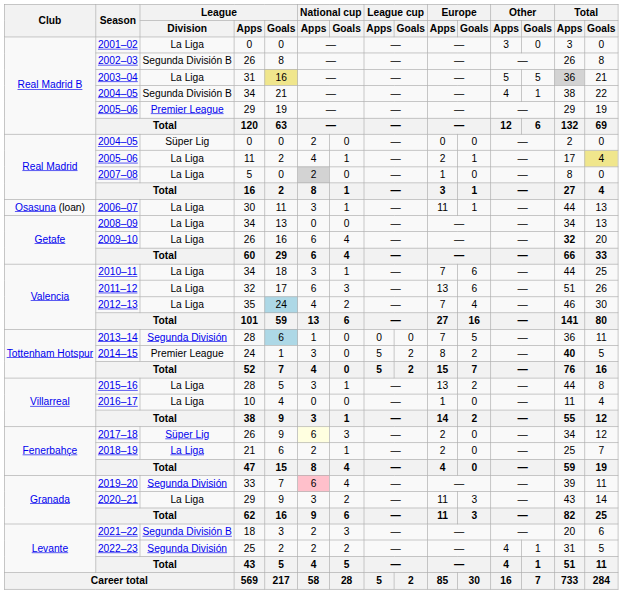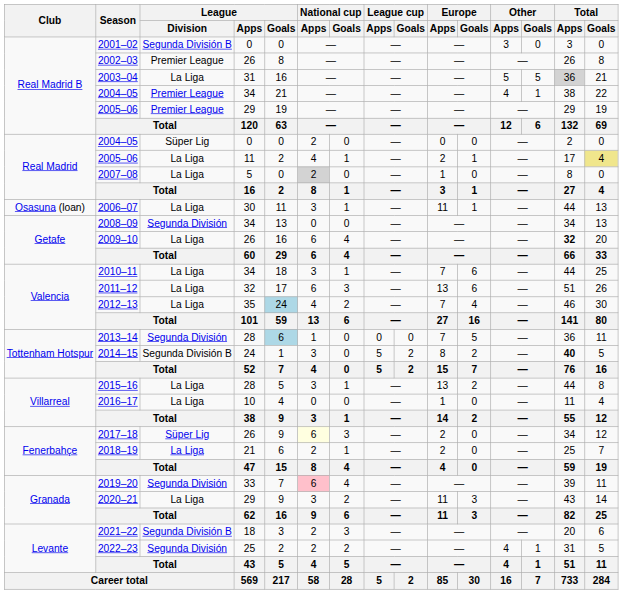(187, 45) La Liga -> (187, 45) Segunda División B
(187, 61) Segunda División B -> (187, 61) Premier League
(281, 77) khaki background -> (281, 77) no background
(187, 93) Segunda División B -> (187, 93) Premier League
(187, 223) La Liga -> (187, 223) Segunda División
(187, 353) Premier League -> (187, 353) Segunda División B
